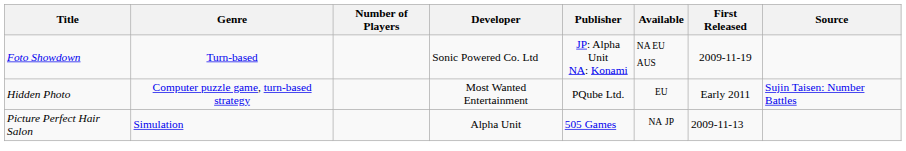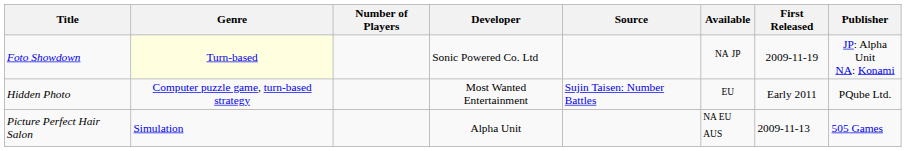columns swapped: (598, 19) <-> (832, 19)
(232, 57) no background -> (232, 57) lightyellow background
(651, 54) NA EU AUS -> (728, 57) NA JP
(661, 125) NA JP -> (717, 125) NA EU AUS
